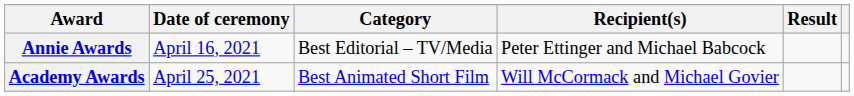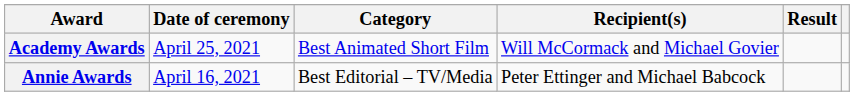rows swapped: (77, 76) <-> (77, 47)
